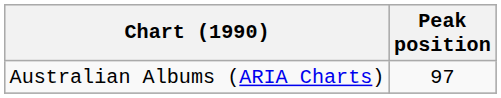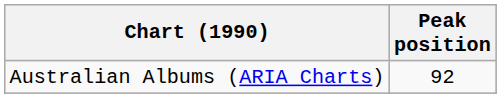(442, 77) 97 -> (442, 77) 92
